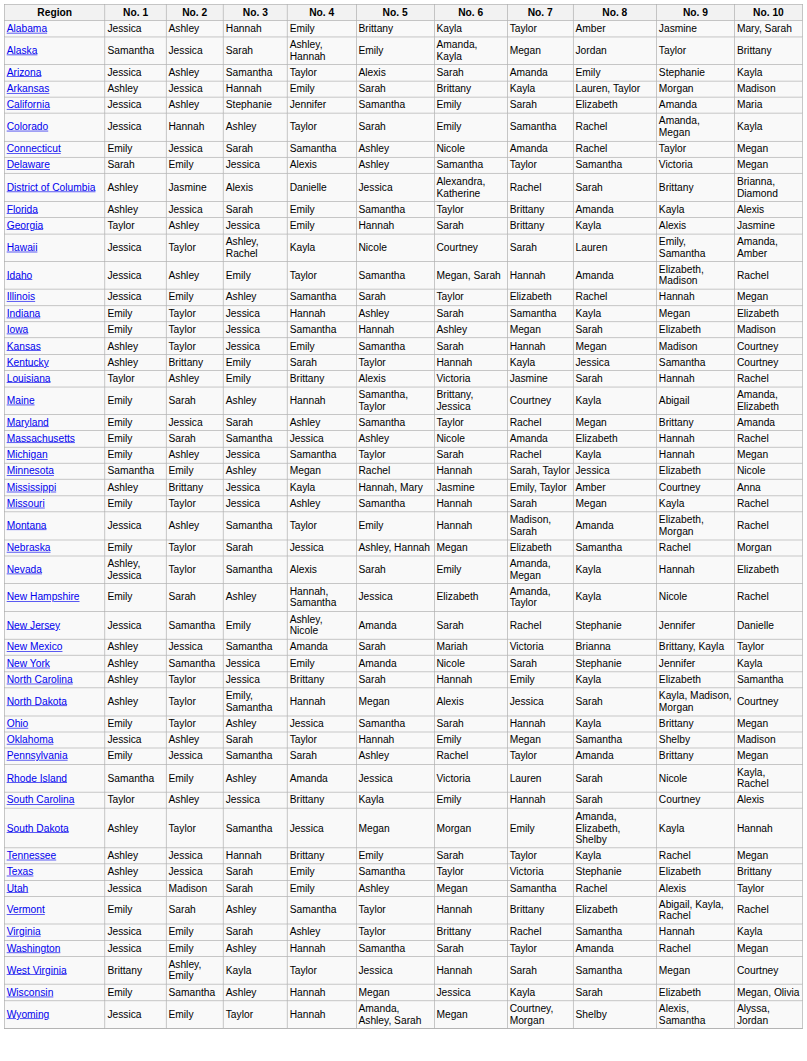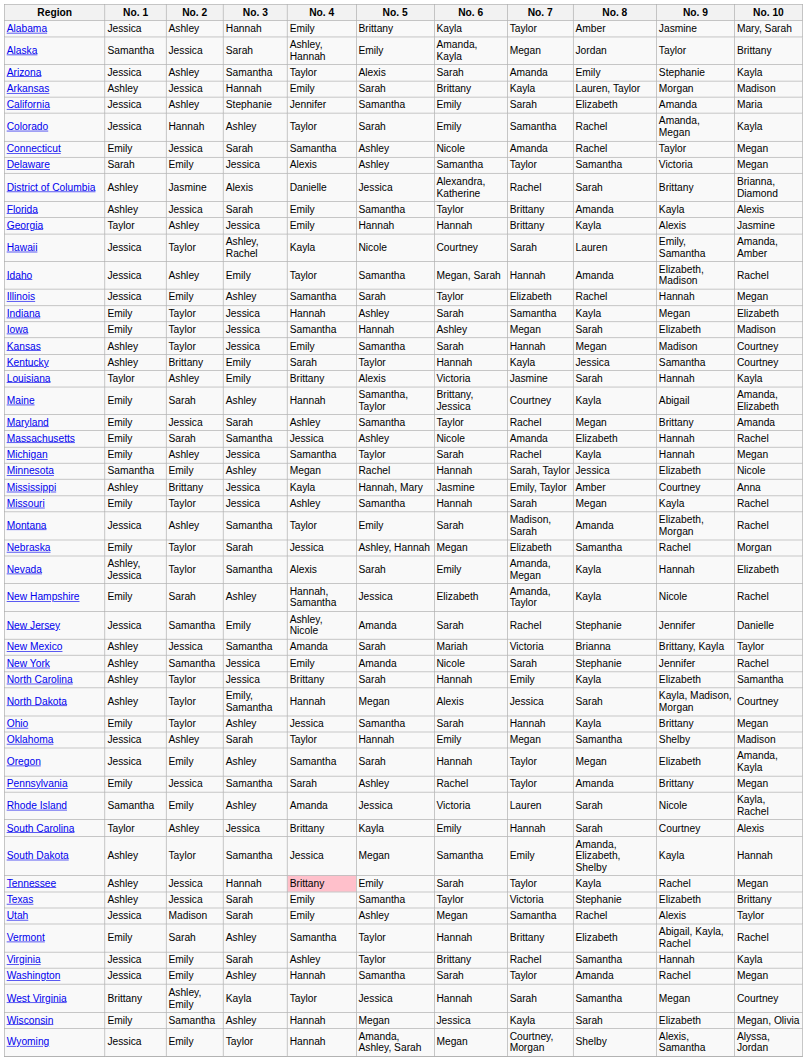(450, 225) Sarah -> (454, 225) Hannah
(753, 378) Rachel -> (750, 378) Kayla
(454, 525) Hannah -> (450, 525) Sarah
(750, 663) Kayla -> (753, 663) Rachel
+ row: (24, 762)
(454, 828) Morgan -> (460, 855) Samantha
(307, 855) no background -> (307, 883) pink background
